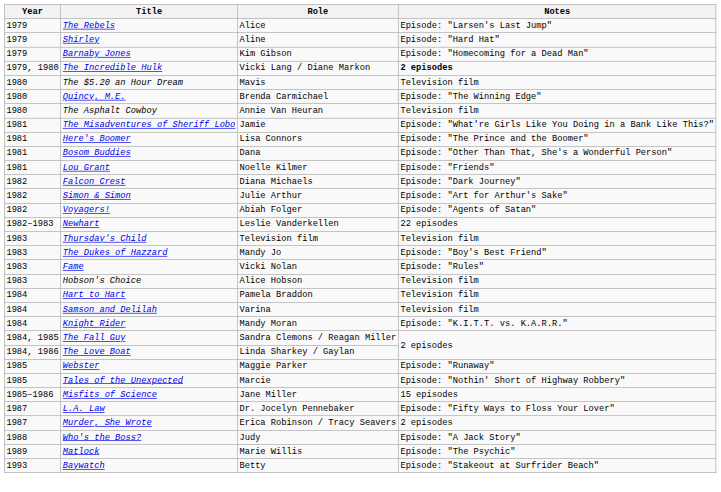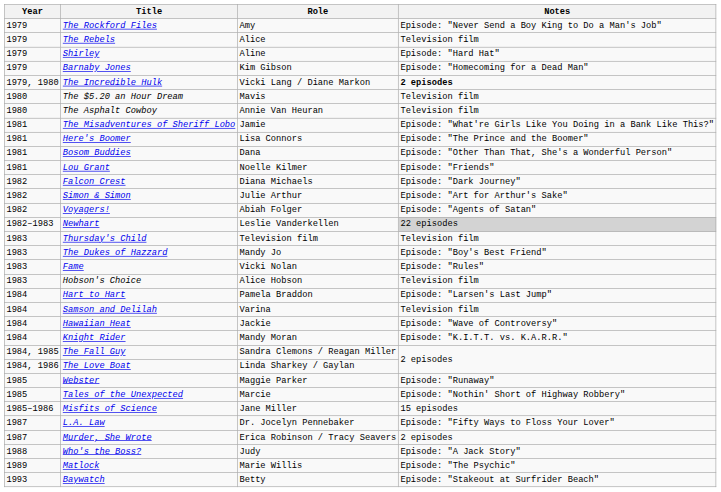+ row: (110, 26)
(476, 26) Episode: "Larsen's Last Jump" -> (440, 40) Television film
- row: (94, 97)
(429, 224) no background -> (429, 224) lightgrey background
(440, 295) Television film -> (476, 295) Episode: "Larsen's Last Jump"
+ row: (97, 324)
